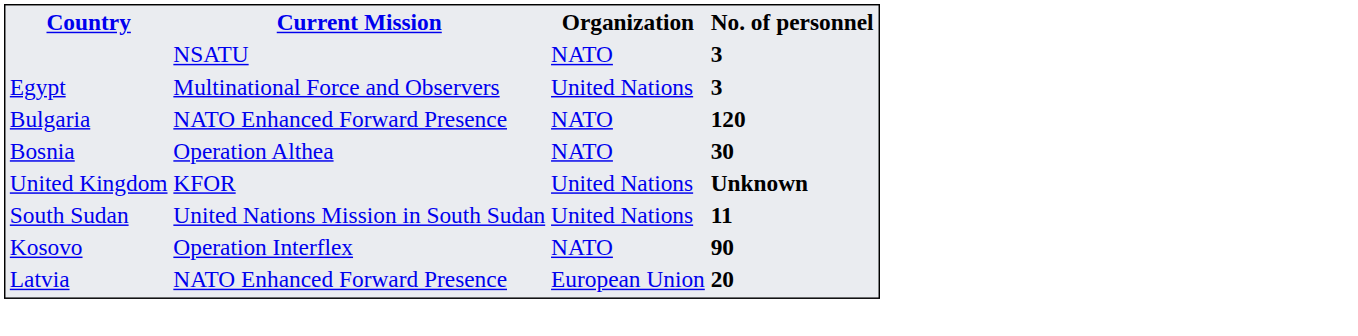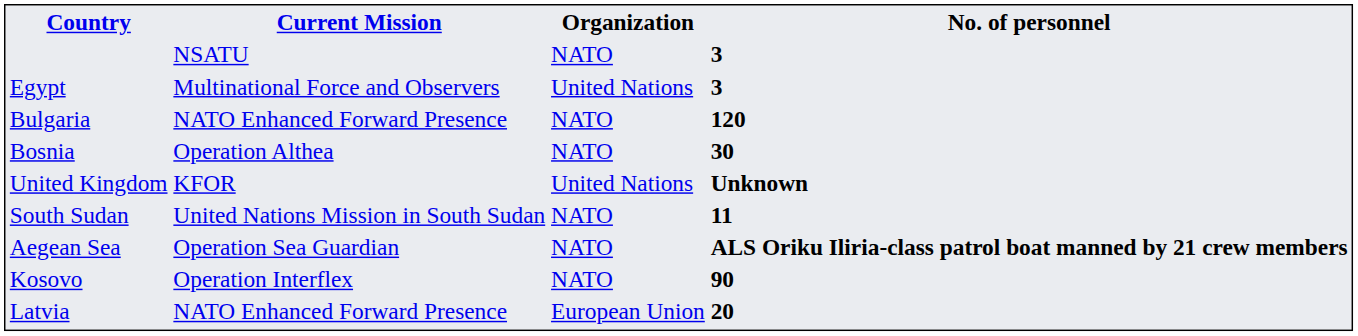(622, 215) United Nations -> (582, 215) NATO
+ row: (65, 247)
